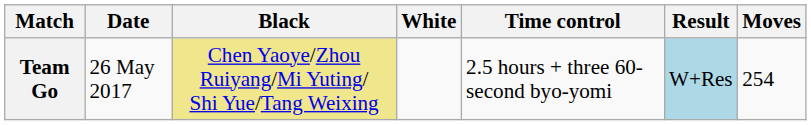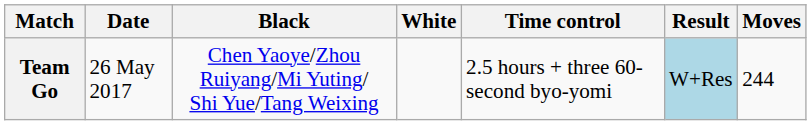(284, 78) khaki background -> (284, 78) no background
(758, 78) 254 -> (758, 78) 244
